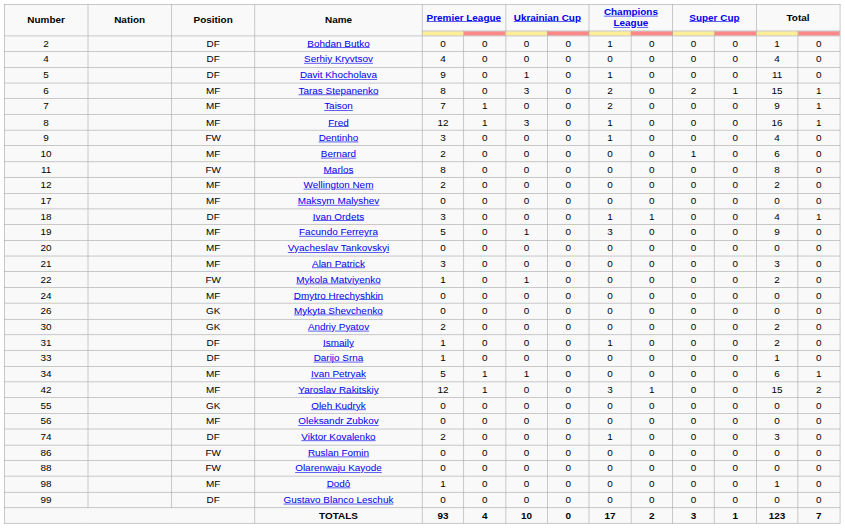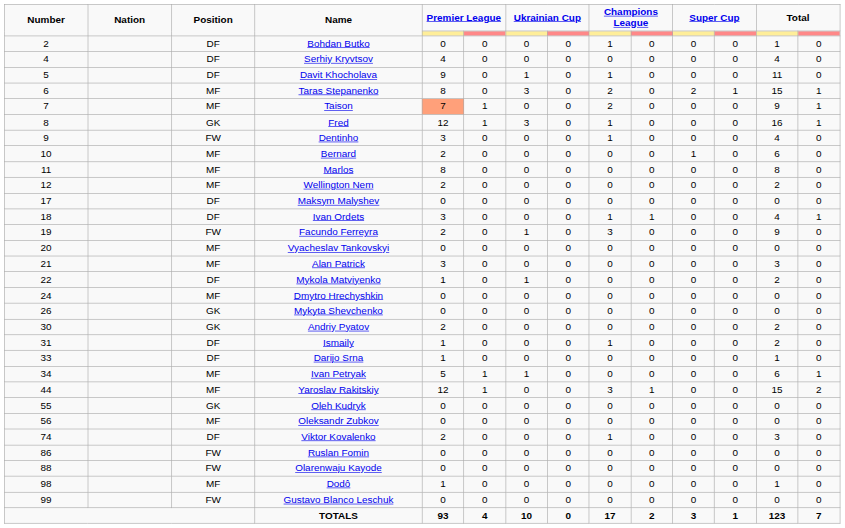(443, 106) no background -> (443, 106) lightsalmon background
(213, 122) MF -> (213, 122) GK
(213, 169) FW -> (213, 169) MF
(213, 201) MF -> (213, 201) DF
(213, 232) MF -> (213, 232) FW
(443, 232) 5 -> (443, 232) 2
(213, 279) FW -> (213, 279) DF
(46, 389) 42 -> (46, 389) 44
(213, 500) DF -> (213, 500) FW
